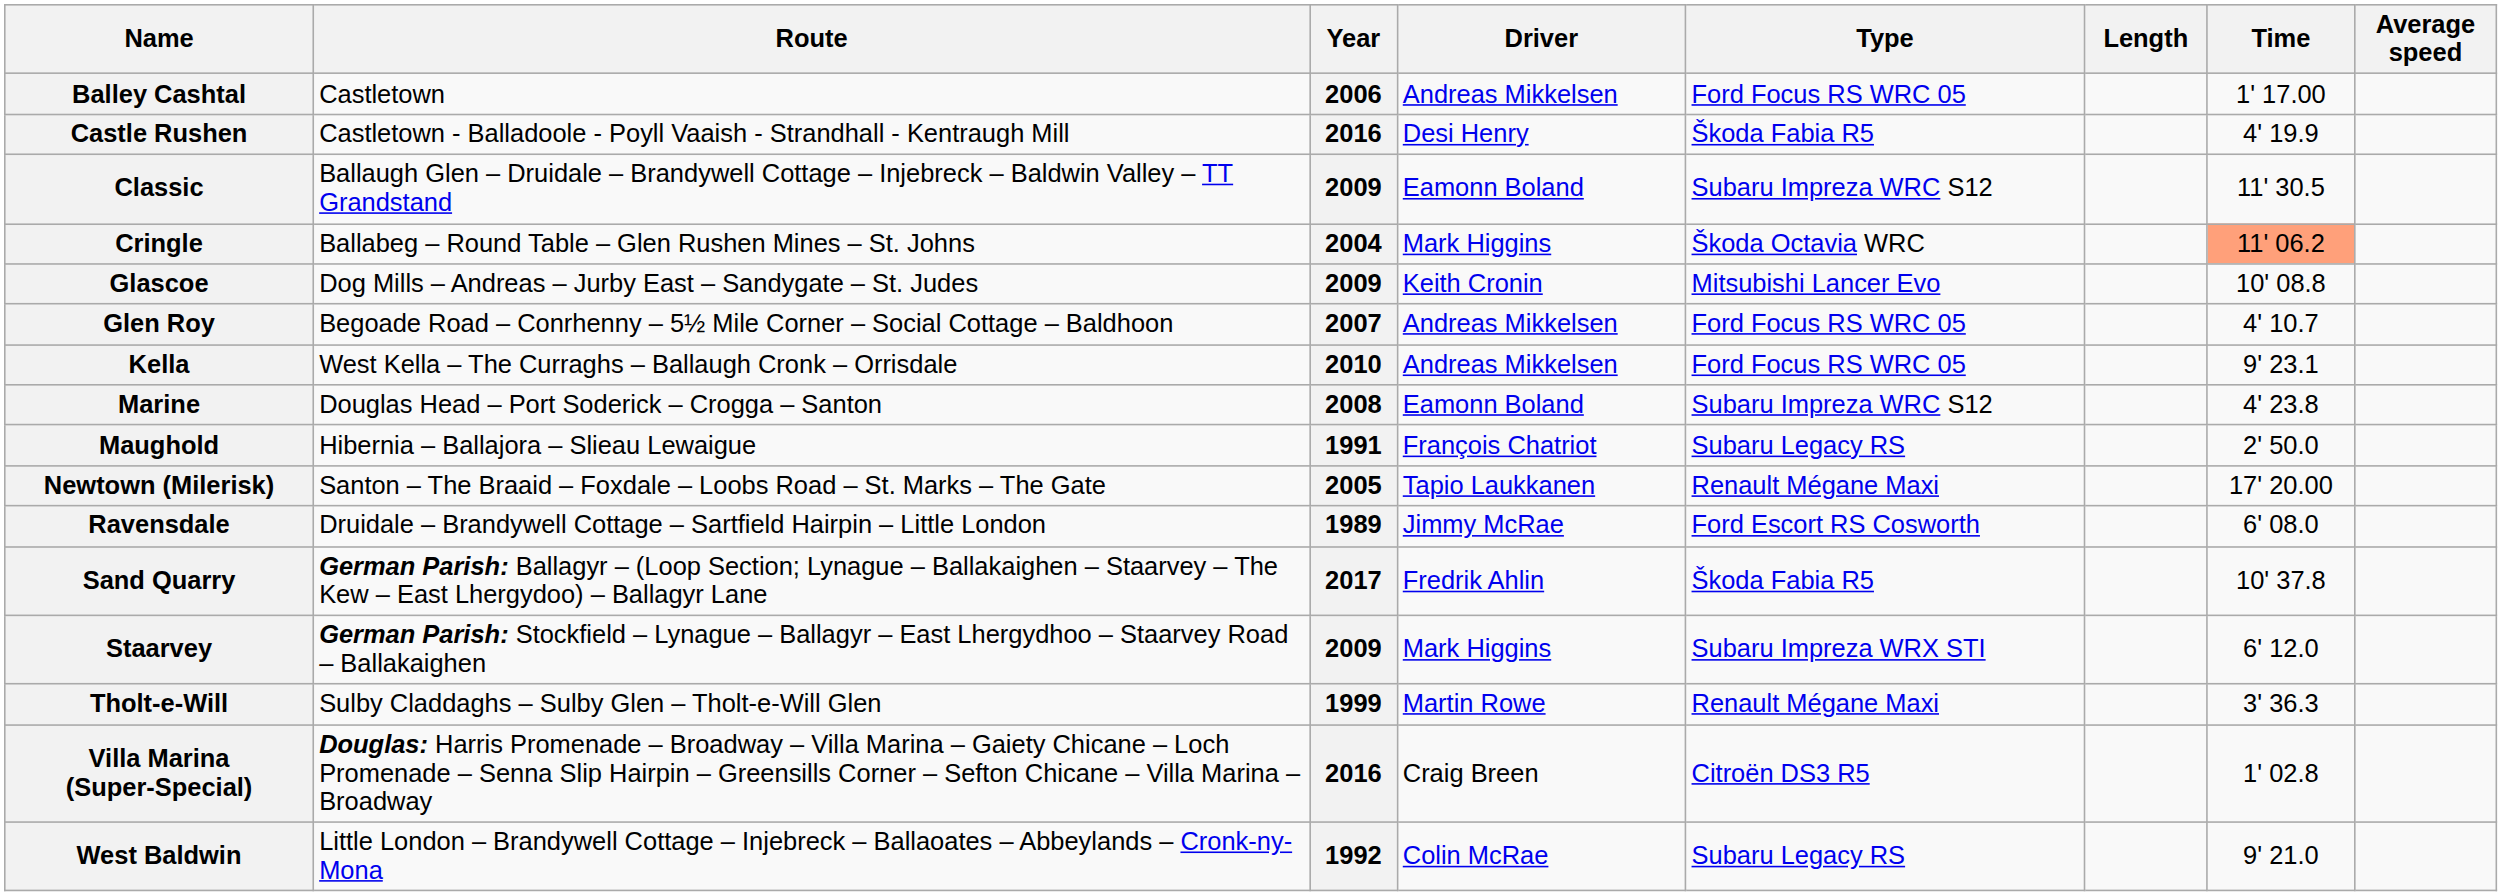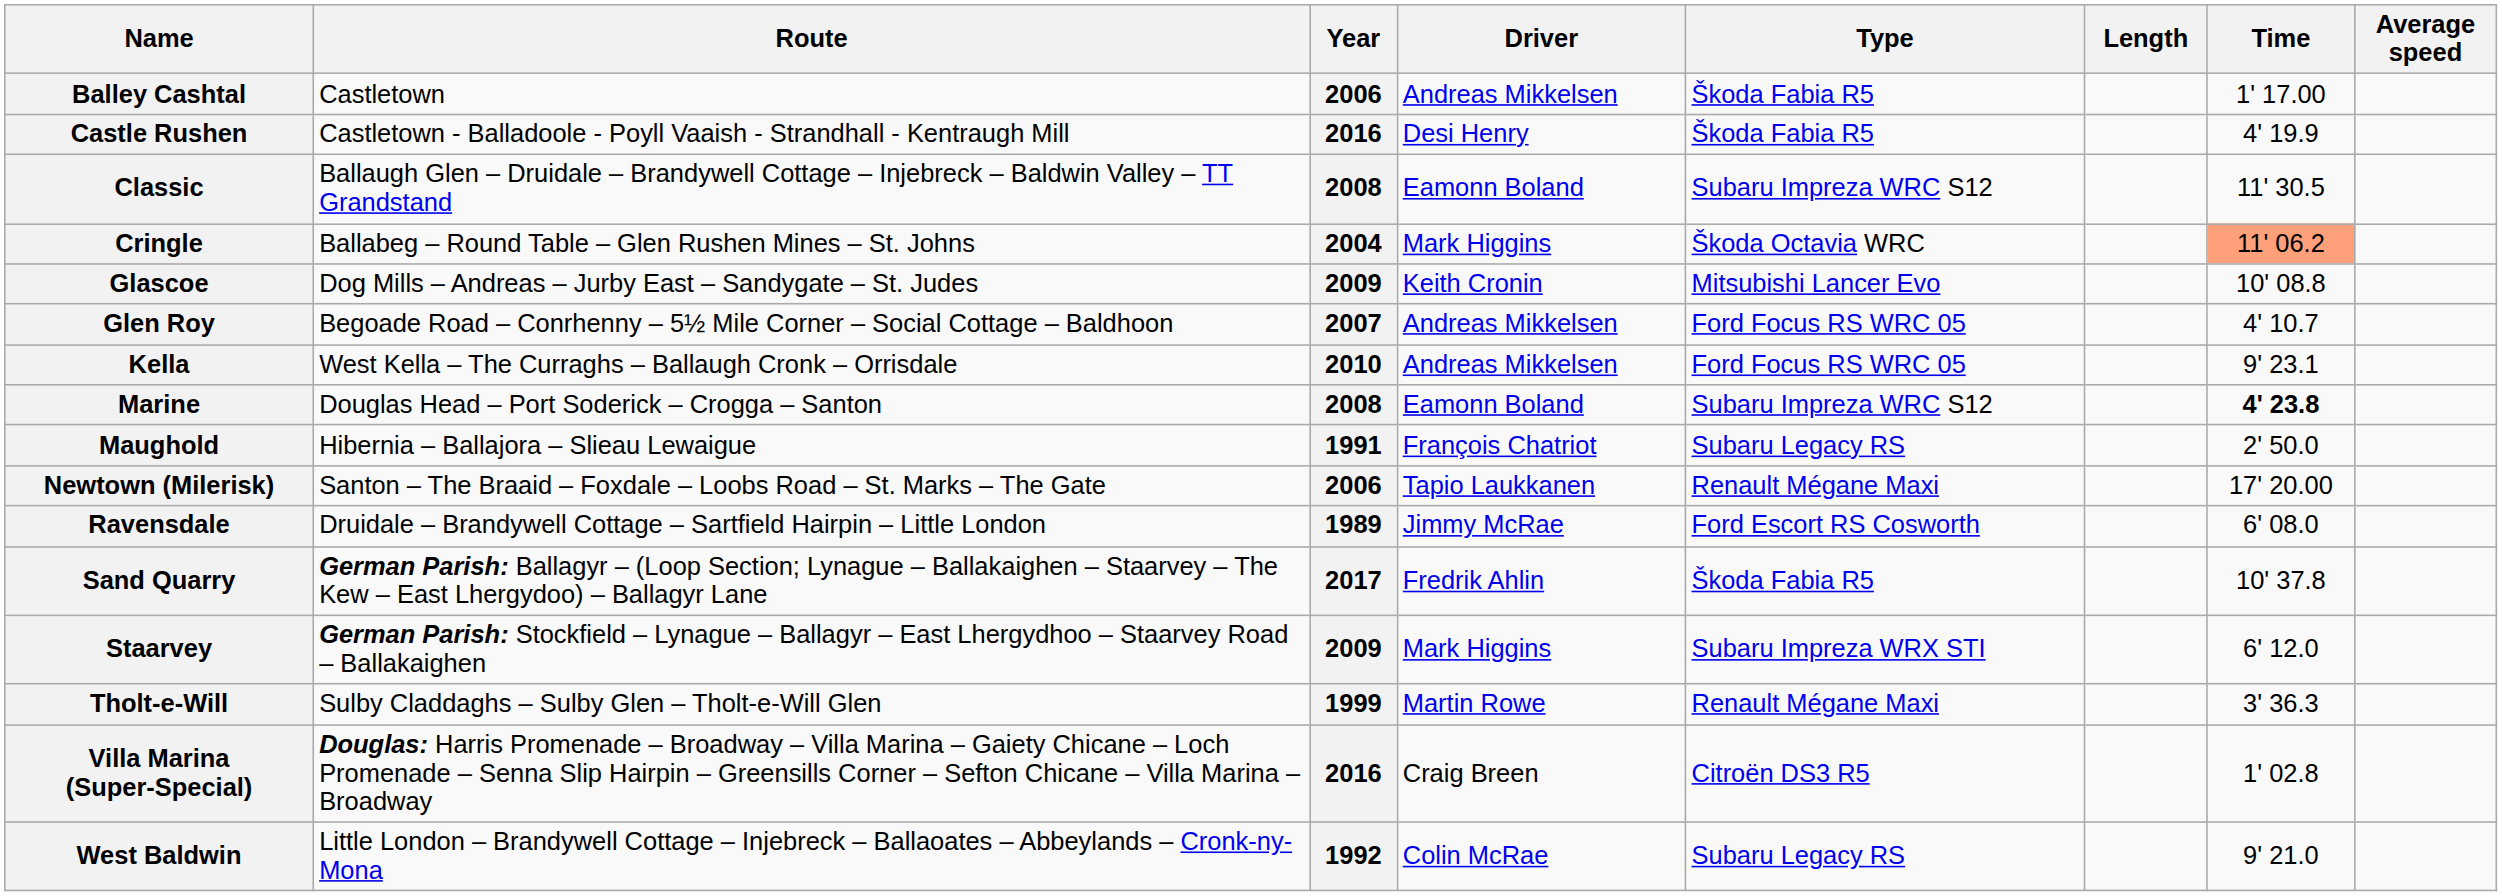(1829, 93) Ford Focus RS WRC 05 -> (1783, 93) Škoda Fabia R5
(1353, 188) 2009 -> (1353, 188) 2008
(2281, 404) normal -> (2281, 404) bold
(1353, 485) 2005 -> (1353, 485) 2006
